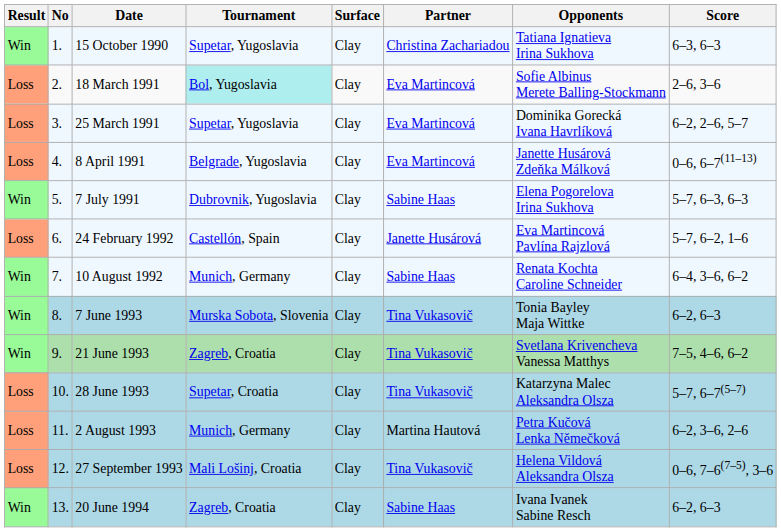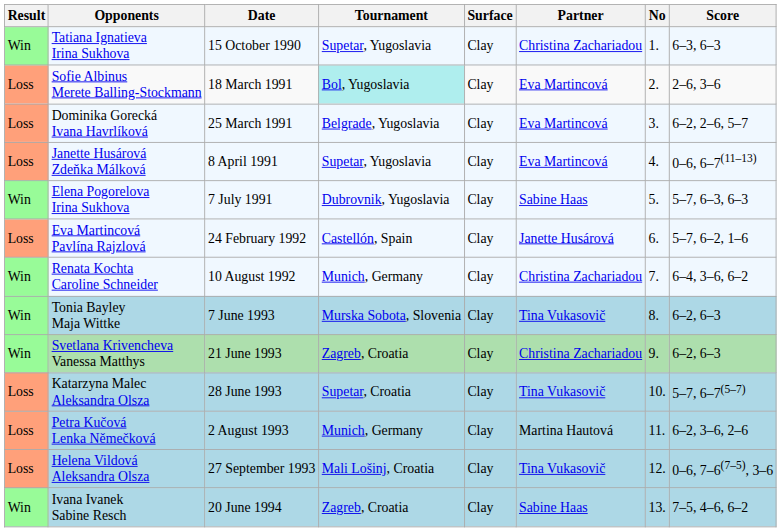columns swapped: (60, 15) <-> (591, 15)
(244, 122) Supetar, Yugoslavia -> (381, 122) Belgrade, Yugoslavia
(248, 160) Belgrade, Yugoslavia -> (376, 160) Supetar, Yugoslavia
(421, 276) Sabine Haas -> (581, 276) Christina Zachariadou
(430, 353) Tina Vukasovič -> (581, 353) Christina Zachariadou
(710, 353) 7–5, 4–6, 6–2 -> (696, 353) 6–2, 6–3
(696, 506) 6–2, 6–3 -> (710, 506) 7–5, 4–6, 6–2
